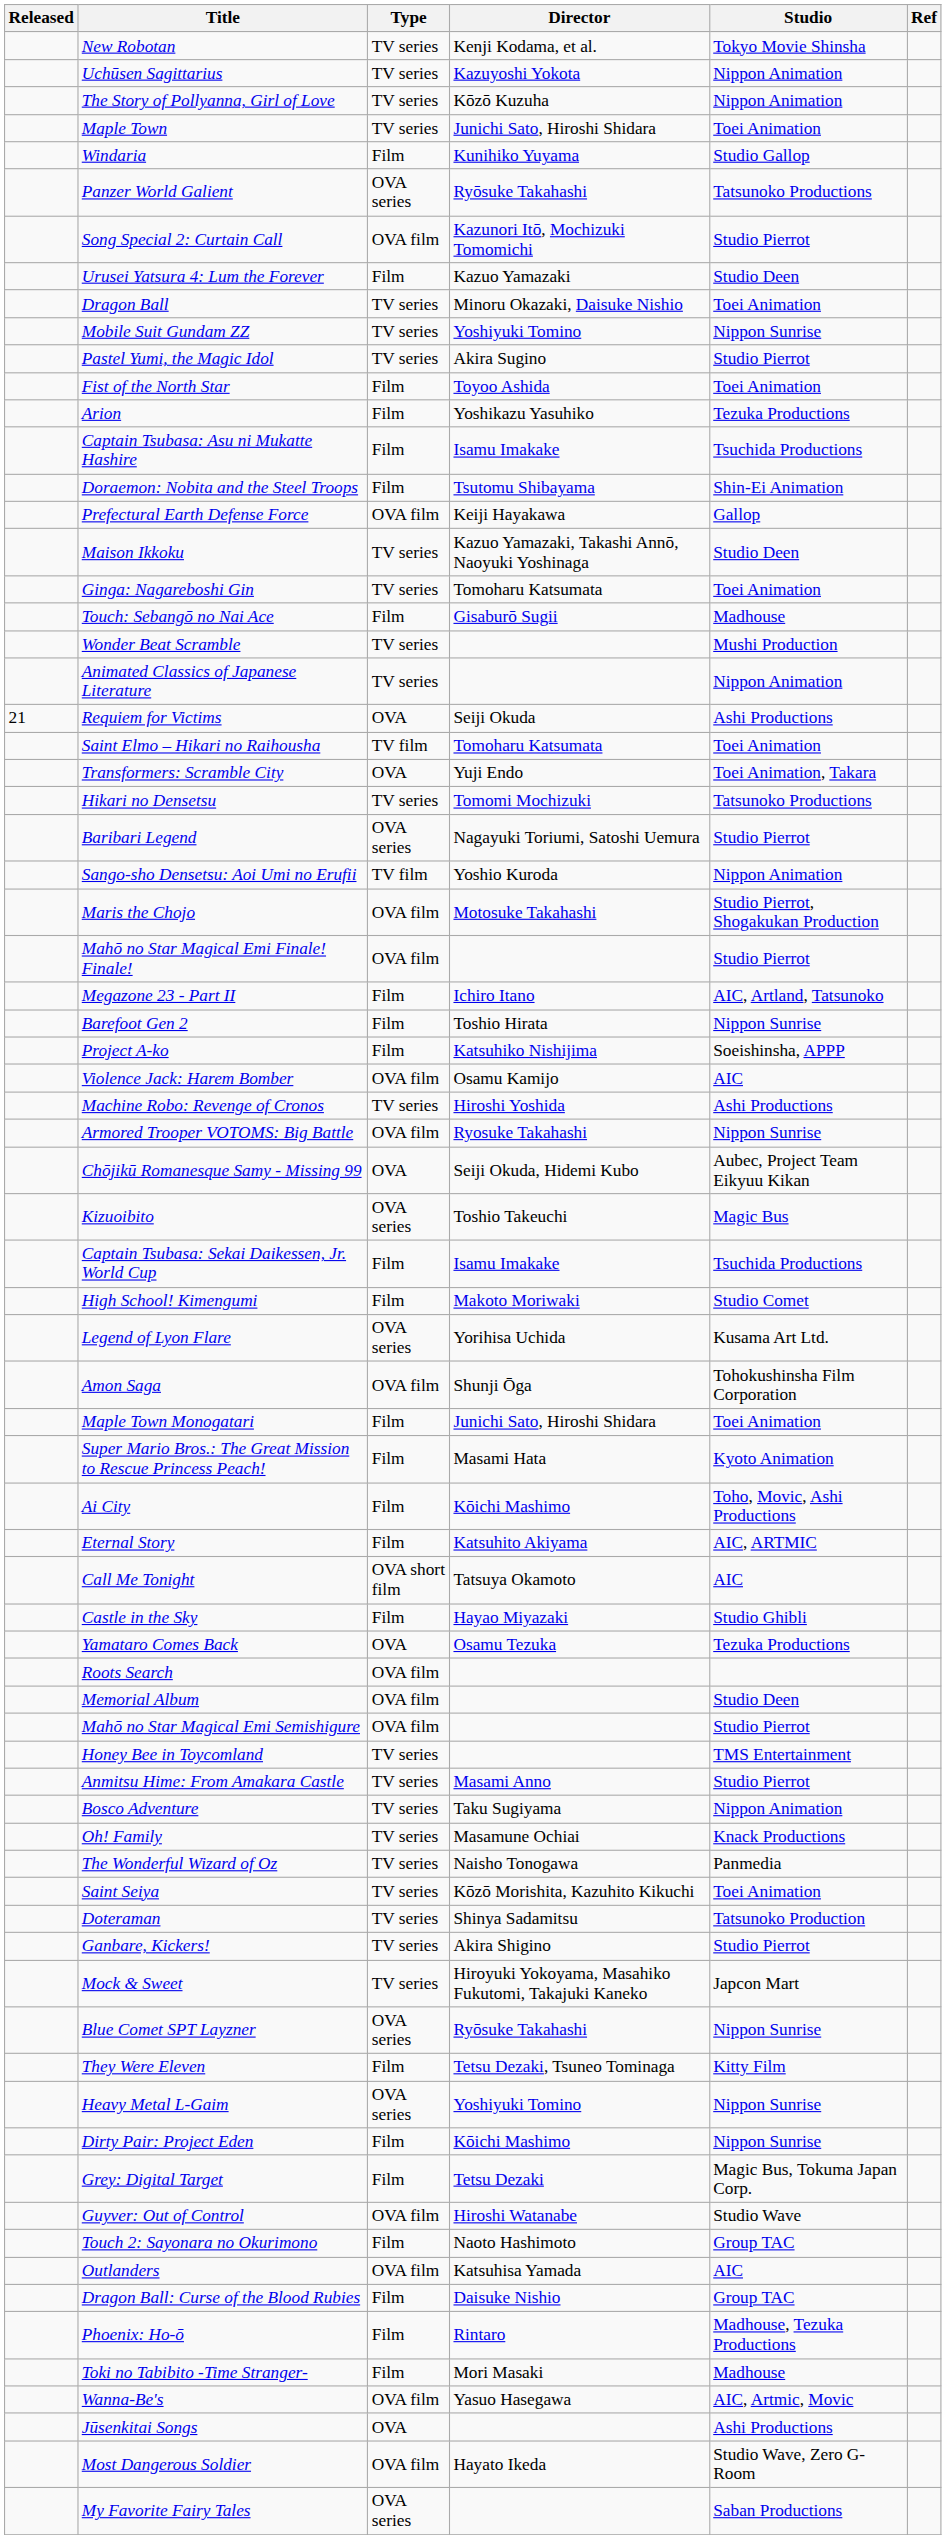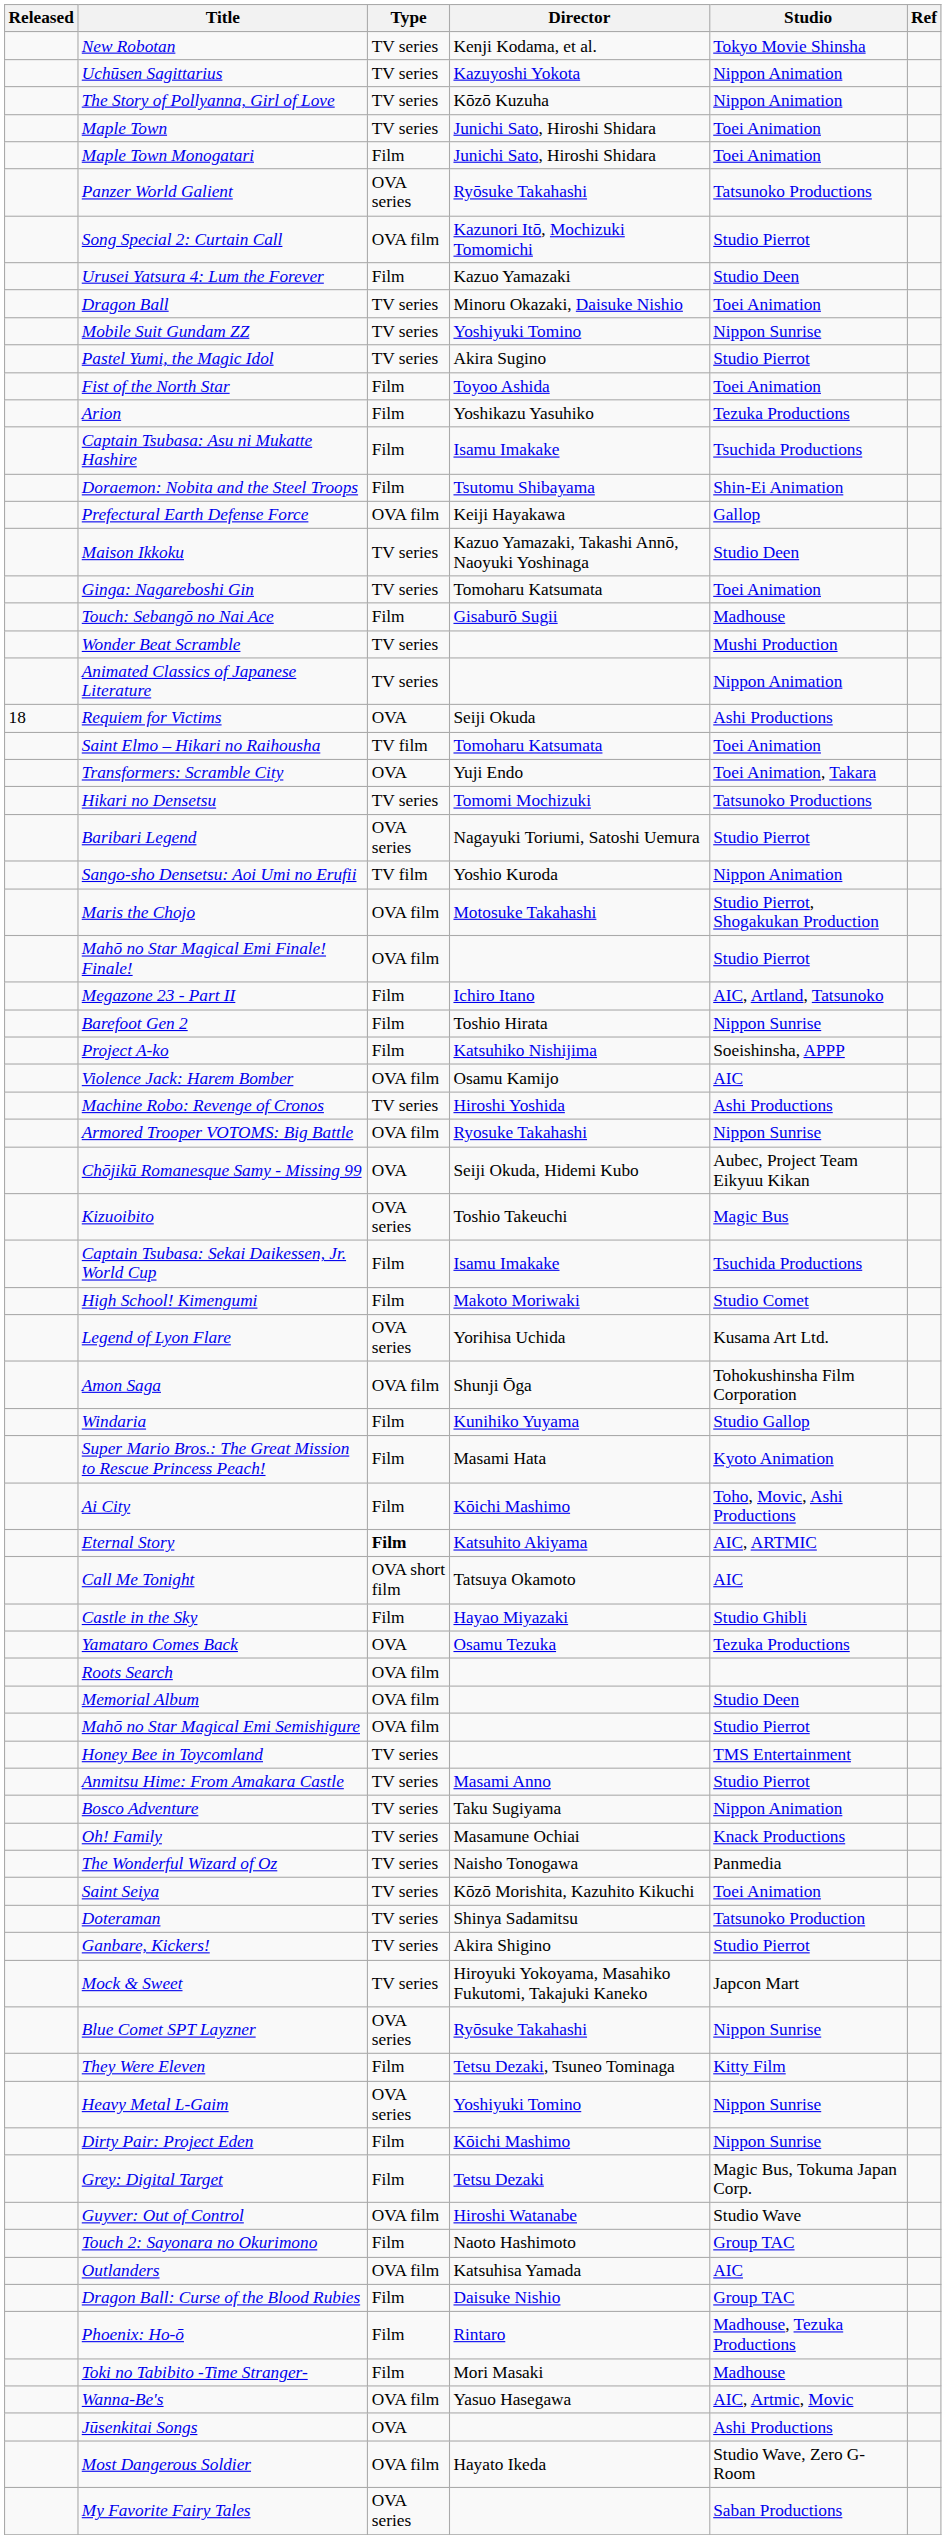rows swapped: (168, 1421) <-> (114, 155)
(17, 718) 21 -> (17, 718) 18
(388, 1543) normal -> (389, 1543) bold
